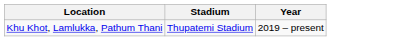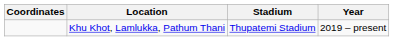+ column: (36, 12)
